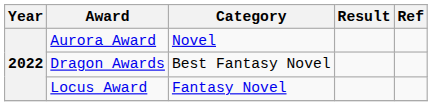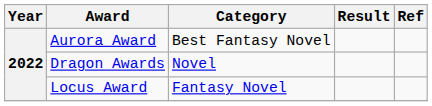(194, 40) Novel -> (251, 40) Best Fantasy Novel
(251, 64) Best Fantasy Novel -> (194, 64) Novel
